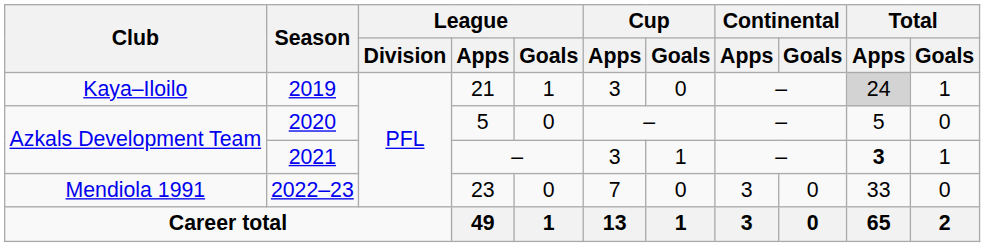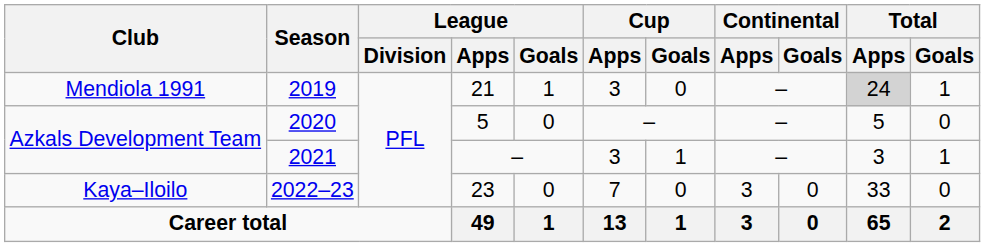(135, 88) Kaya–Iloilo -> (135, 88) Mendiola 1991
(879, 156) bold -> (879, 156) normal
(135, 190) Mendiola 1991 -> (135, 190) Kaya–Iloilo
